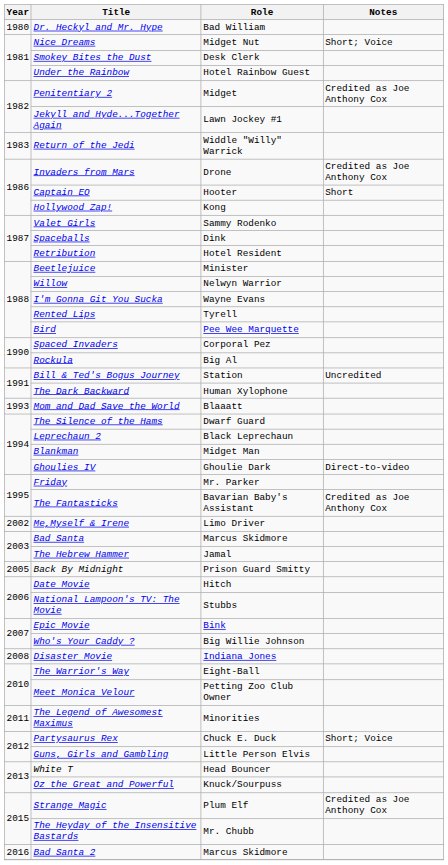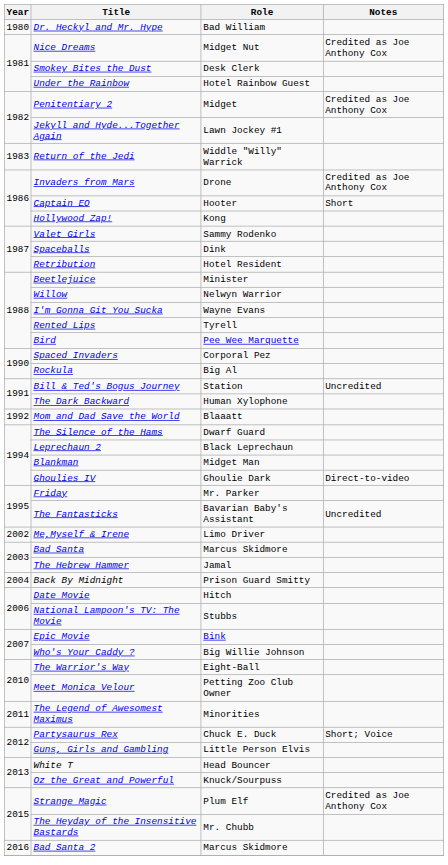(359, 42) Short; Voice -> (367, 48) Credited as Joe Anthony Cox
(18, 406) 1993 -> (18, 417) 1992
(367, 503) Credited as Joe Anthony Cox -> (353, 514) Uncredited
(18, 569) 2005 -> (18, 580) 2004
- row: (73, 656)
